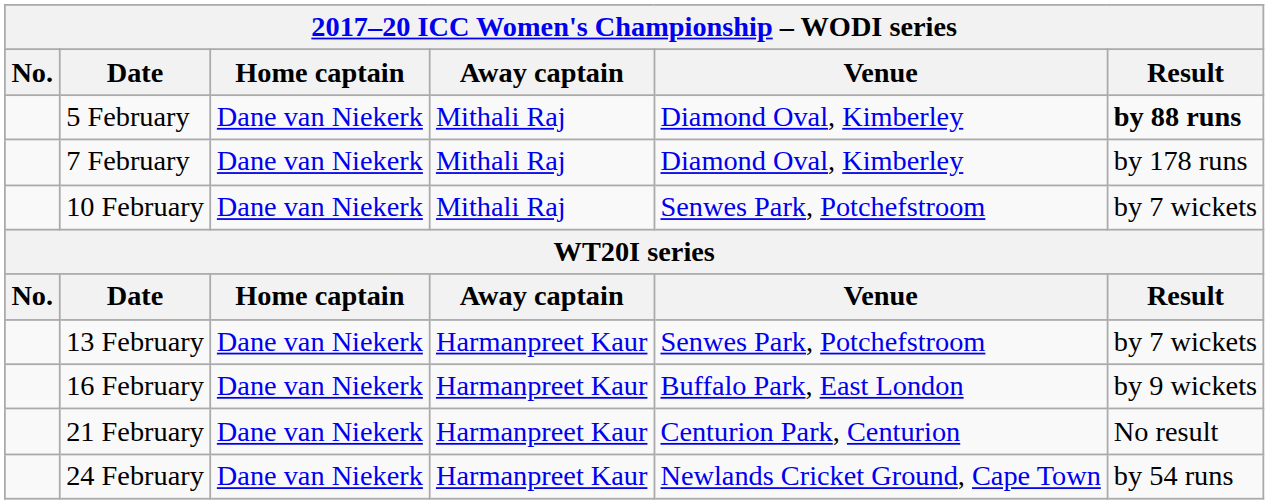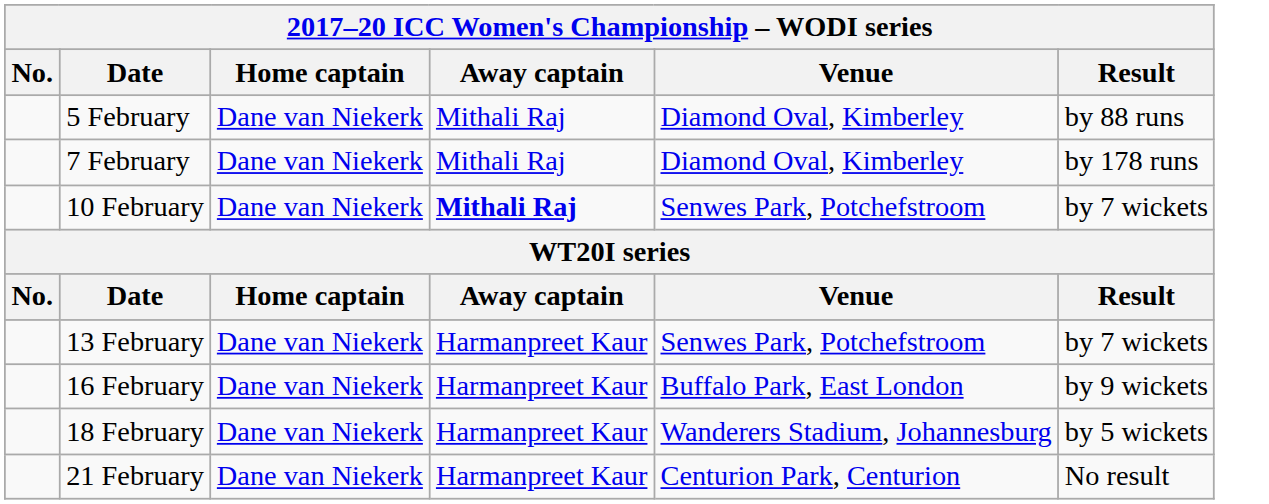(1178, 116) bold -> (1125, 116) normal
(501, 206) normal -> (506, 206) bold
+ row: (135, 431)
- row: (135, 476)
